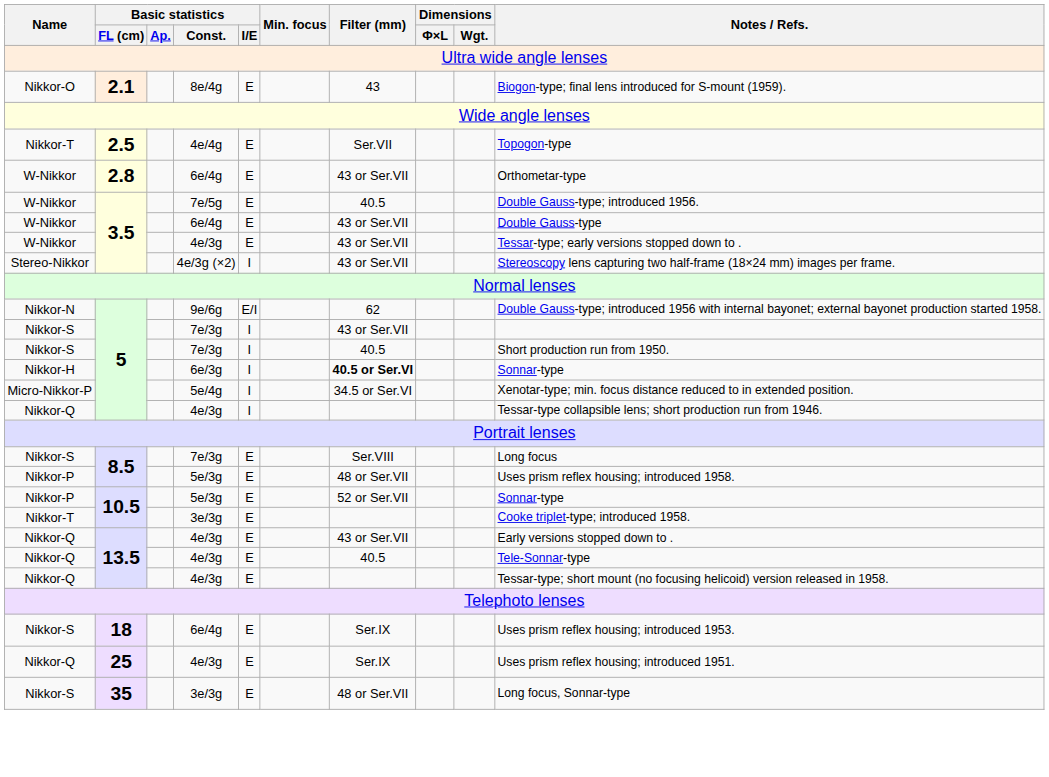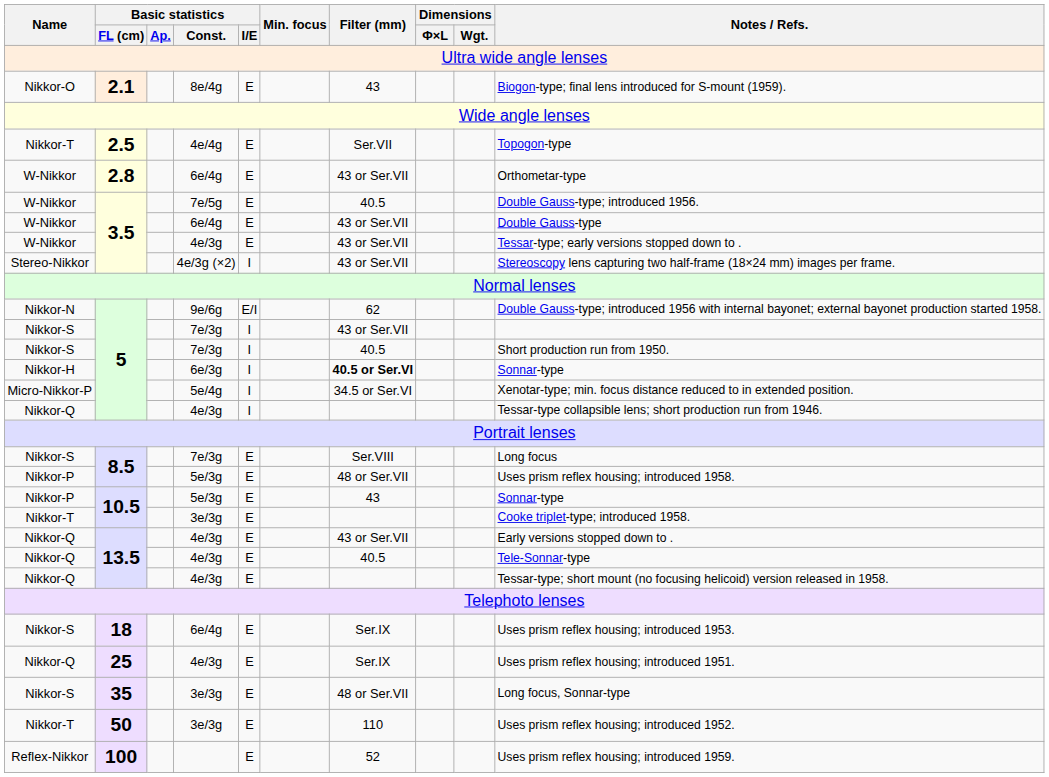(373, 497) 52 or Ser.VII -> (373, 497) 43
+ row: (121, 725)
+ row: (121, 757)
